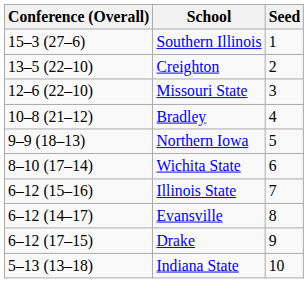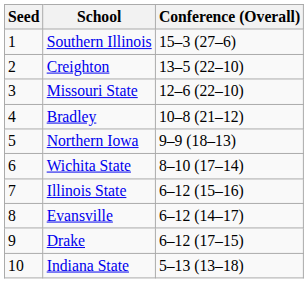columns swapped: (284, 16) <-> (79, 16)
